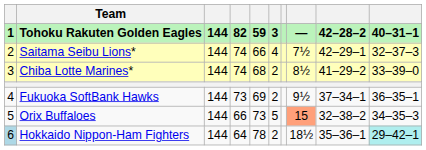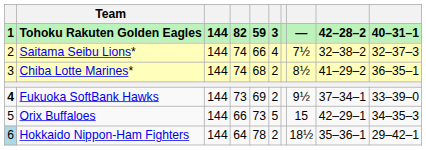(342, 52) 42–29–1 -> (342, 52) 32–38–2
(395, 71) 33–39–0 -> (395, 71) 36–35–1
(11, 96) normal -> (11, 96) bold
(395, 96) 36–35–1 -> (395, 96) 33–39–0
(301, 116) lightsalmon background -> (301, 116) no background
(342, 116) 32–38–2 -> (342, 116) 42–29–1
(395, 135) paleturquoise background -> (395, 135) no background
